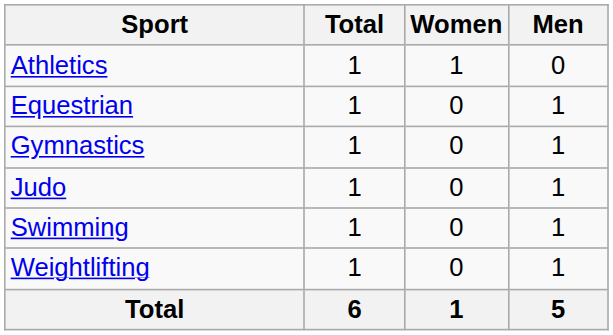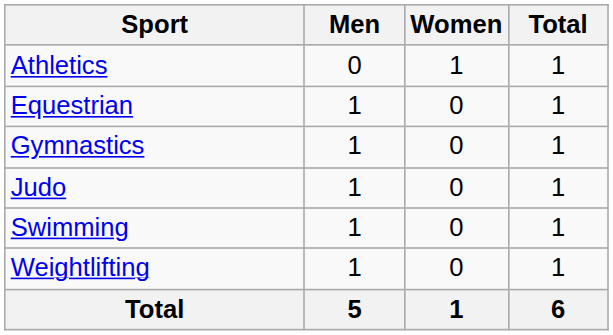columns swapped: (558, 24) <-> (354, 24)
